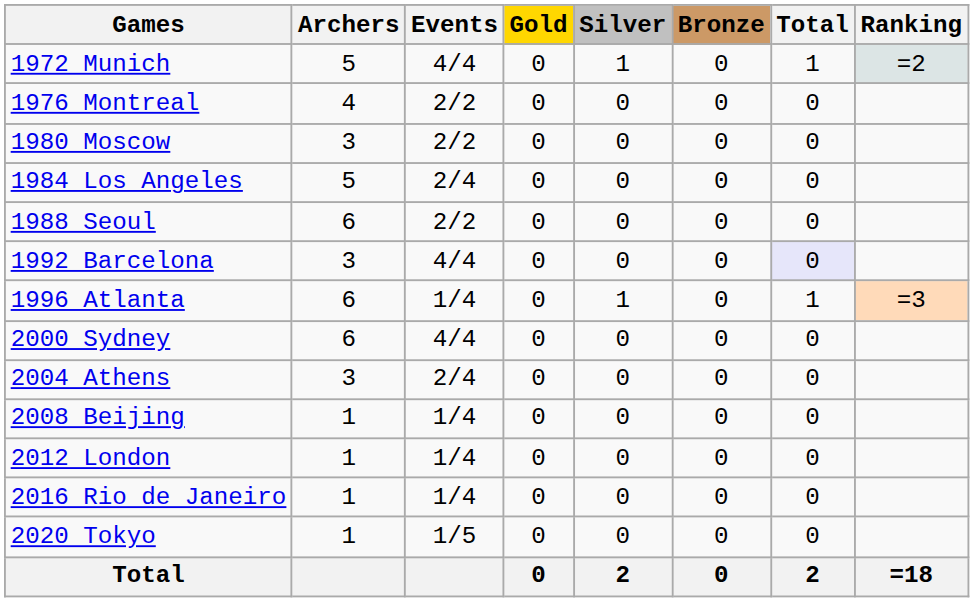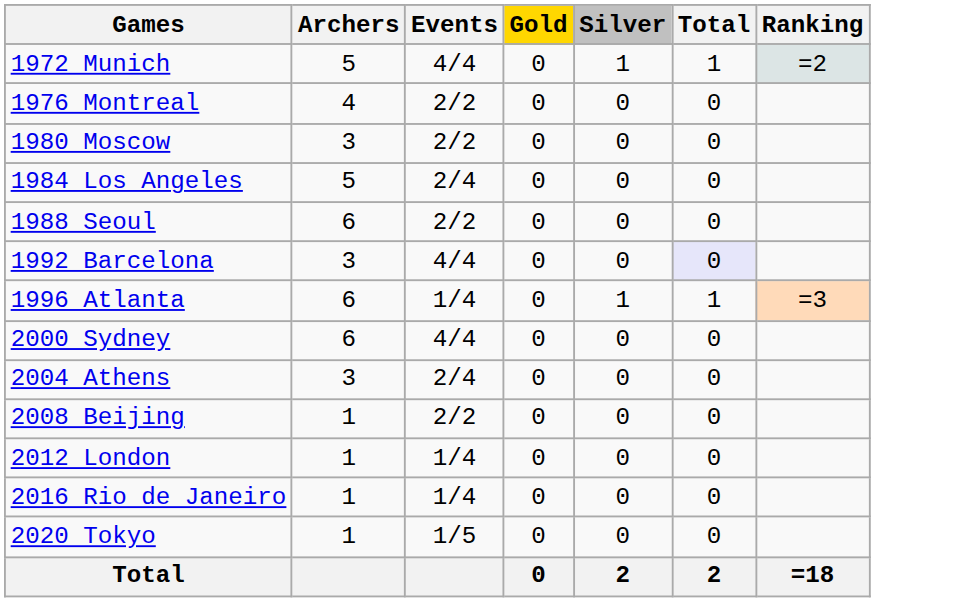- column: (721, 25)
(455, 419) 1/4 -> (455, 419) 2/2
